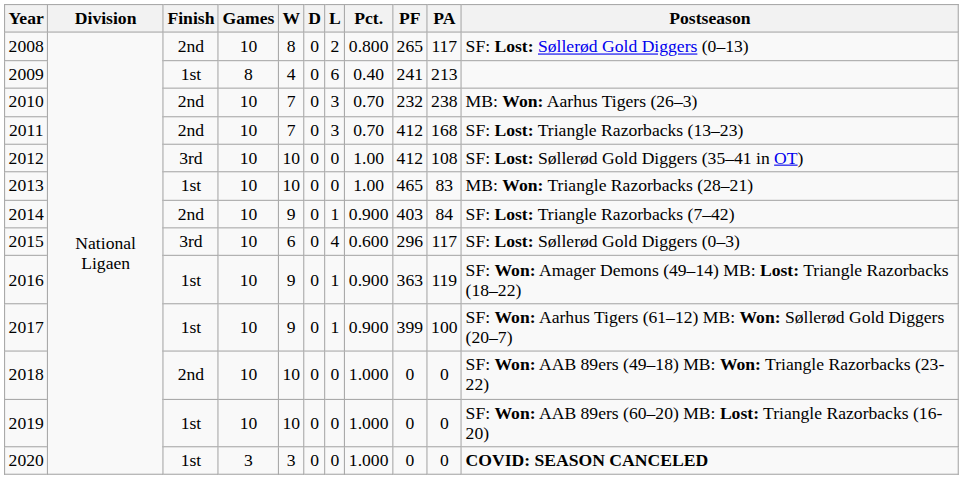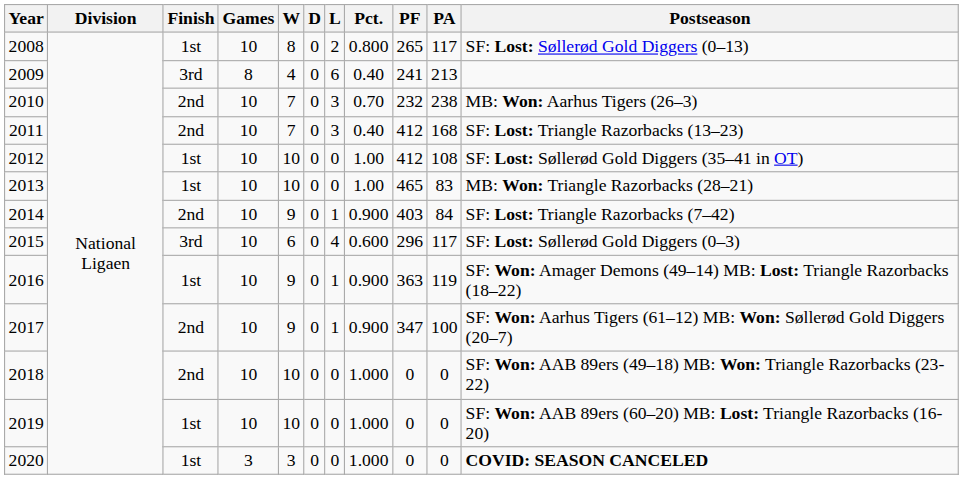(191, 46) 2nd -> (191, 46) 1st
(191, 74) 1st -> (191, 74) 3rd
(369, 130) 0.70 -> (369, 130) 0.40
(191, 158) 3rd -> (191, 158) 1st
(191, 327) 1st -> (191, 327) 2nd
(410, 327) 399 -> (410, 327) 347
